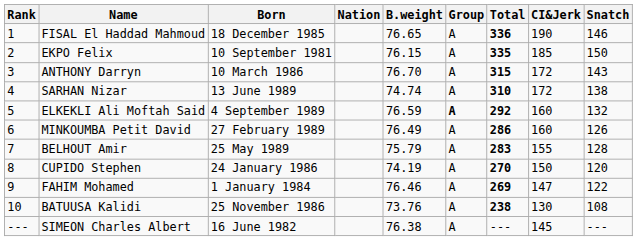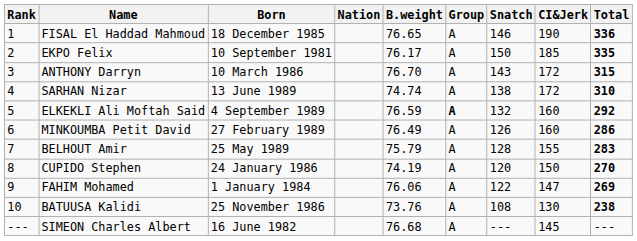columns swapped: (608, 14) <-> (508, 14)
(404, 53) 76.15 -> (404, 53) 76.17
(404, 188) 76.46 -> (404, 188) 76.06
(404, 226) 76.38 -> (404, 226) 76.68
